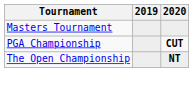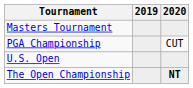(175, 44) bold -> (175, 44) normal
+ row: (33, 60)
